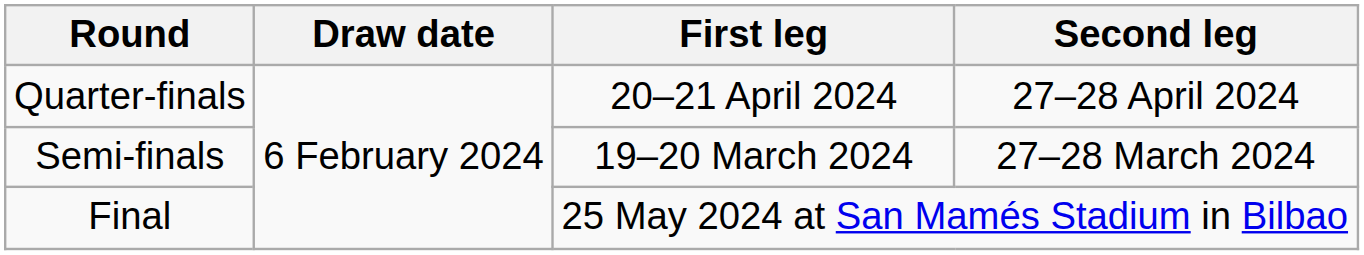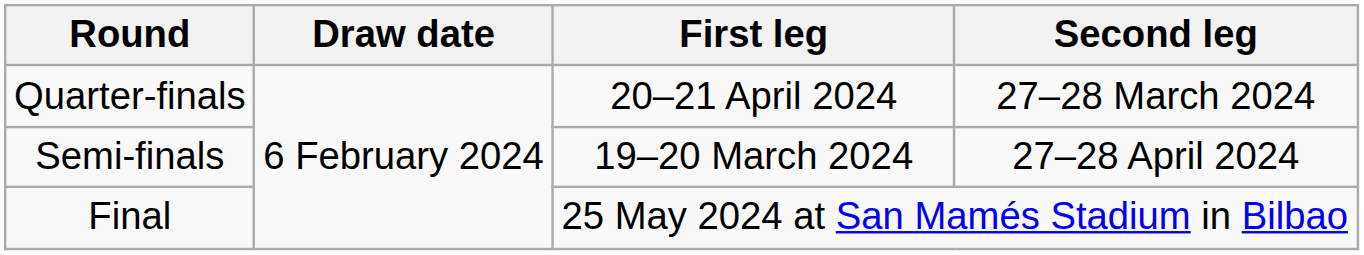(1156, 95) 27–28 April 2024 -> (1156, 95) 27–28 March 2024
(1156, 156) 27–28 March 2024 -> (1156, 156) 27–28 April 2024
